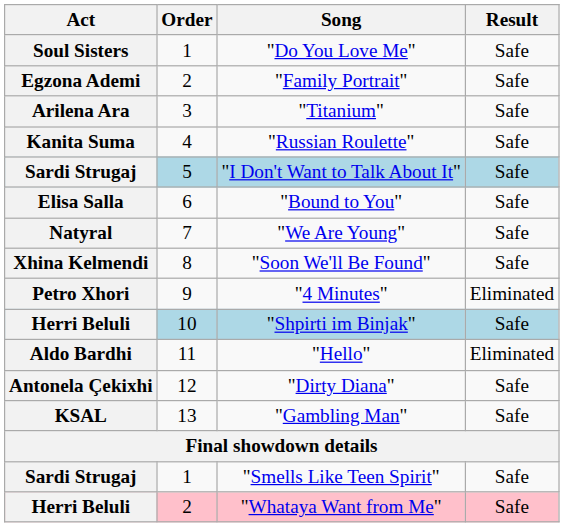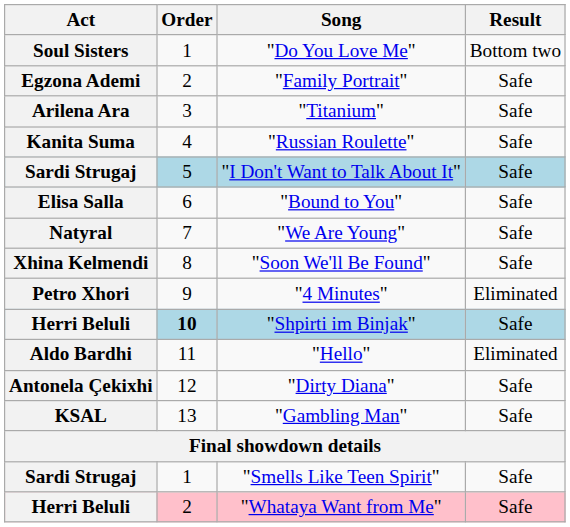(512, 50) Safe -> (515, 50) Bottom two
(187, 324) normal -> (187, 324) bold
